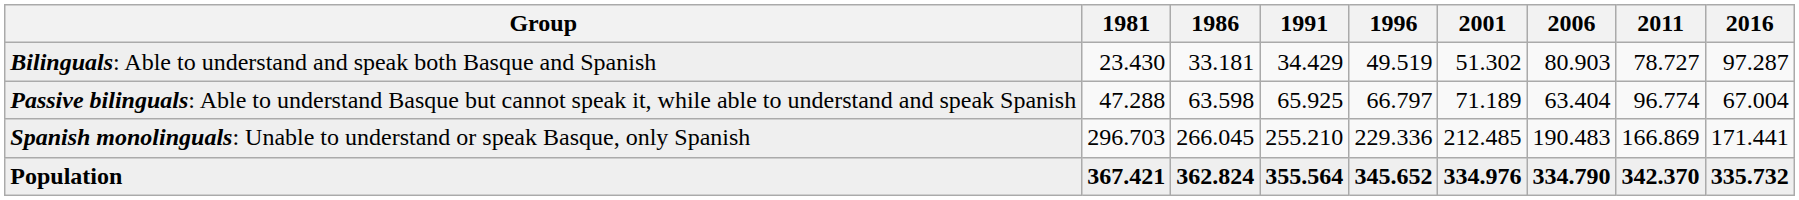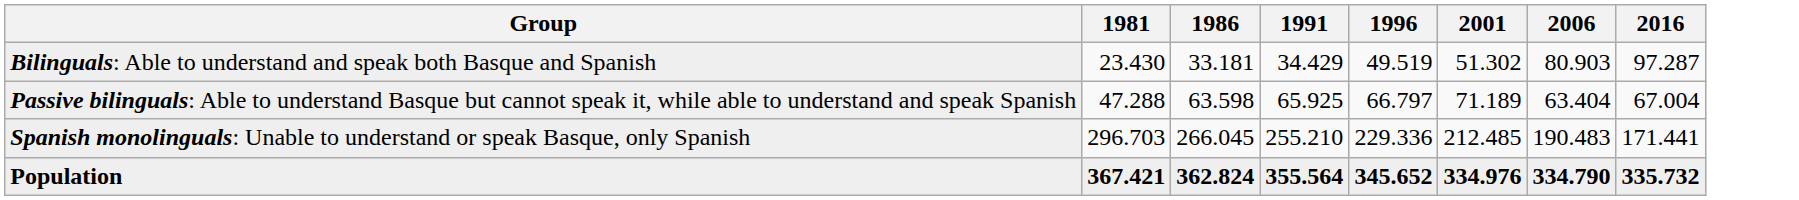- column: (1661, 23)
